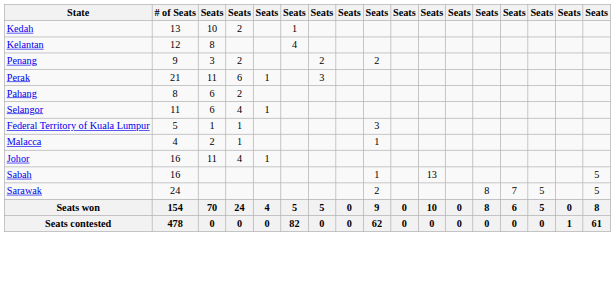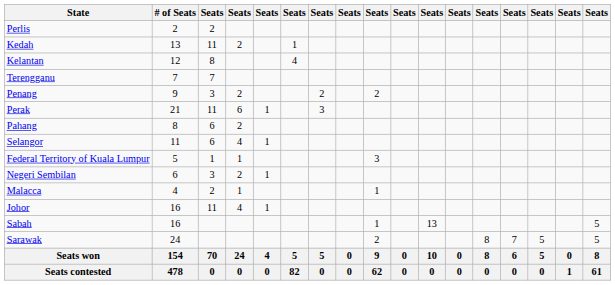+ row: (18, 28)
(212, 28) 10 -> (212, 45) 11
+ row: (31, 77)
+ row: (41, 175)
